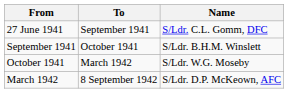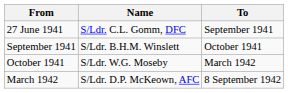columns swapped: (119, 12) <-> (222, 12)
